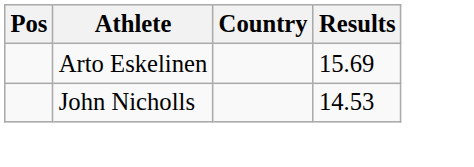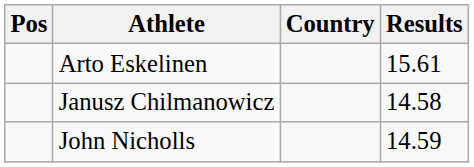(347, 63) 15.69 -> (414, 63) 15.61
+ row: (167, 102)
(347, 102) 14.53 -> (414, 141) 14.59
